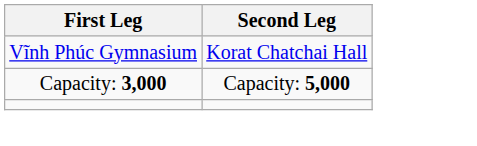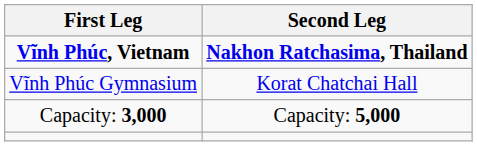+ row: (103, 52)
